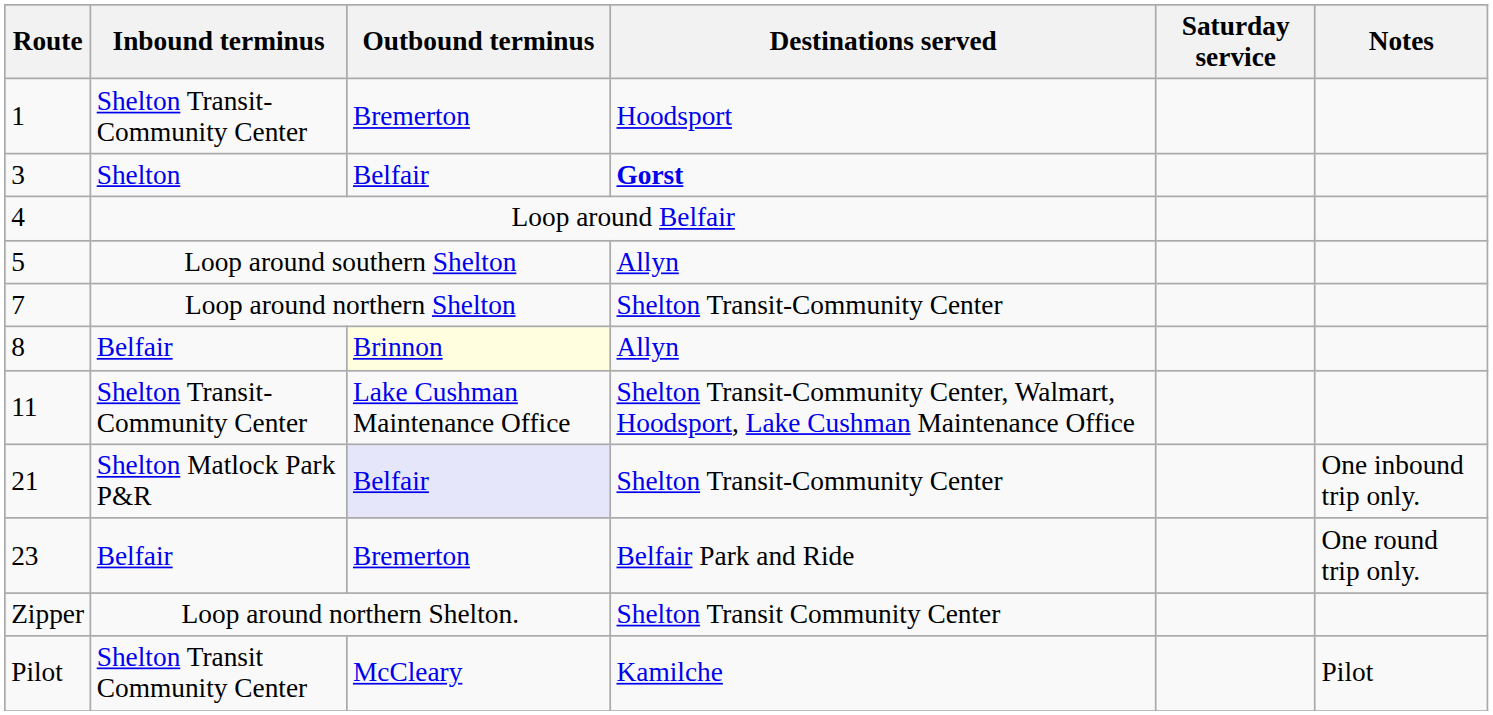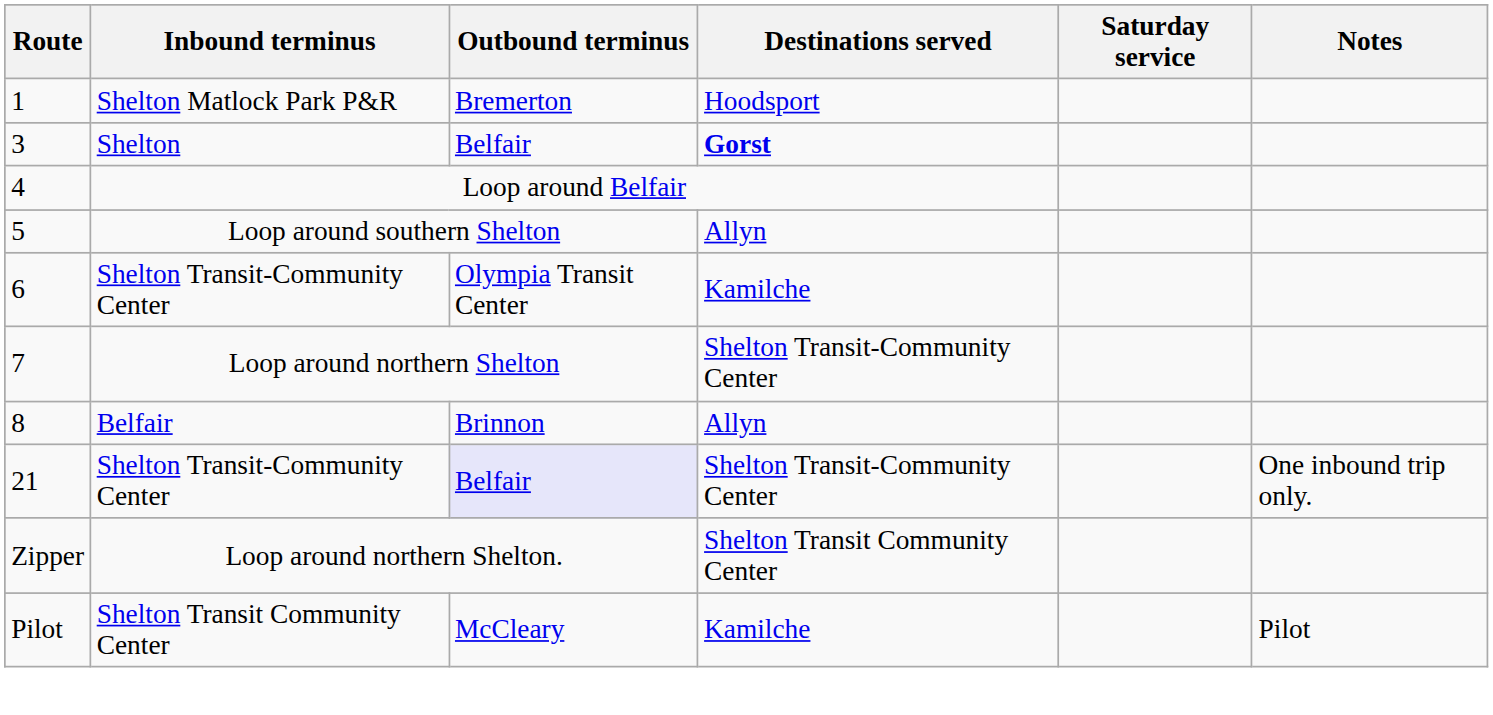(202, 115) Shelton Transit-Community Center -> (247, 100) Shelton Matlock Park P&R
+ row: (18, 289)
(398, 348) lightyellow background -> (500, 422) no background
- row: (24, 406)
(216, 481) Shelton Matlock Park P&R -> (250, 481) Shelton Transit-Community Center
- row: (25, 555)
